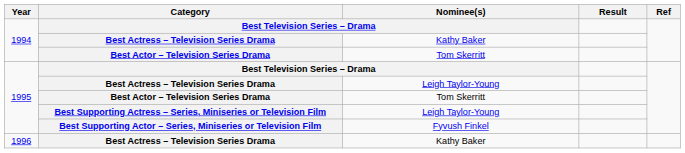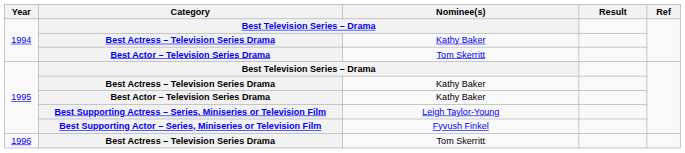(461, 84) Leigh Taylor-Young -> (461, 84) Kathy Baker
(461, 98) Tom Skerritt -> (461, 98) Kathy Baker
(461, 141) Kathy Baker -> (461, 141) Tom Skerritt
